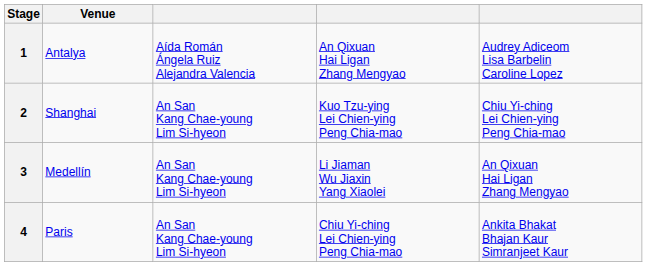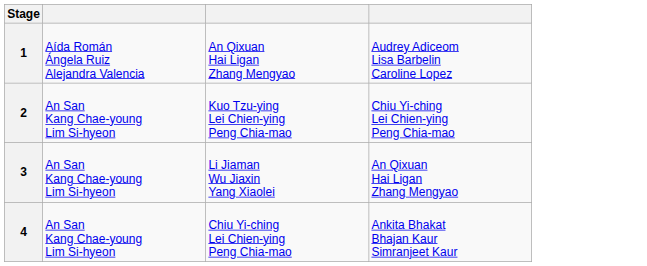- column: (98, 14)
